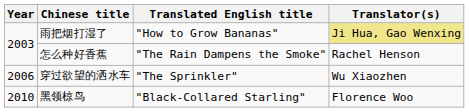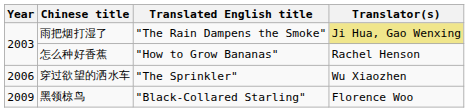(207, 33) "How to Grow Bananas" -> (231, 33) "The Rain Dampens the Smoke"
(231, 54) "The Rain Dampens the Smoke" -> (207, 54) "How to Grow Bananas"
(21, 97) 2010 -> (21, 97) 2009
